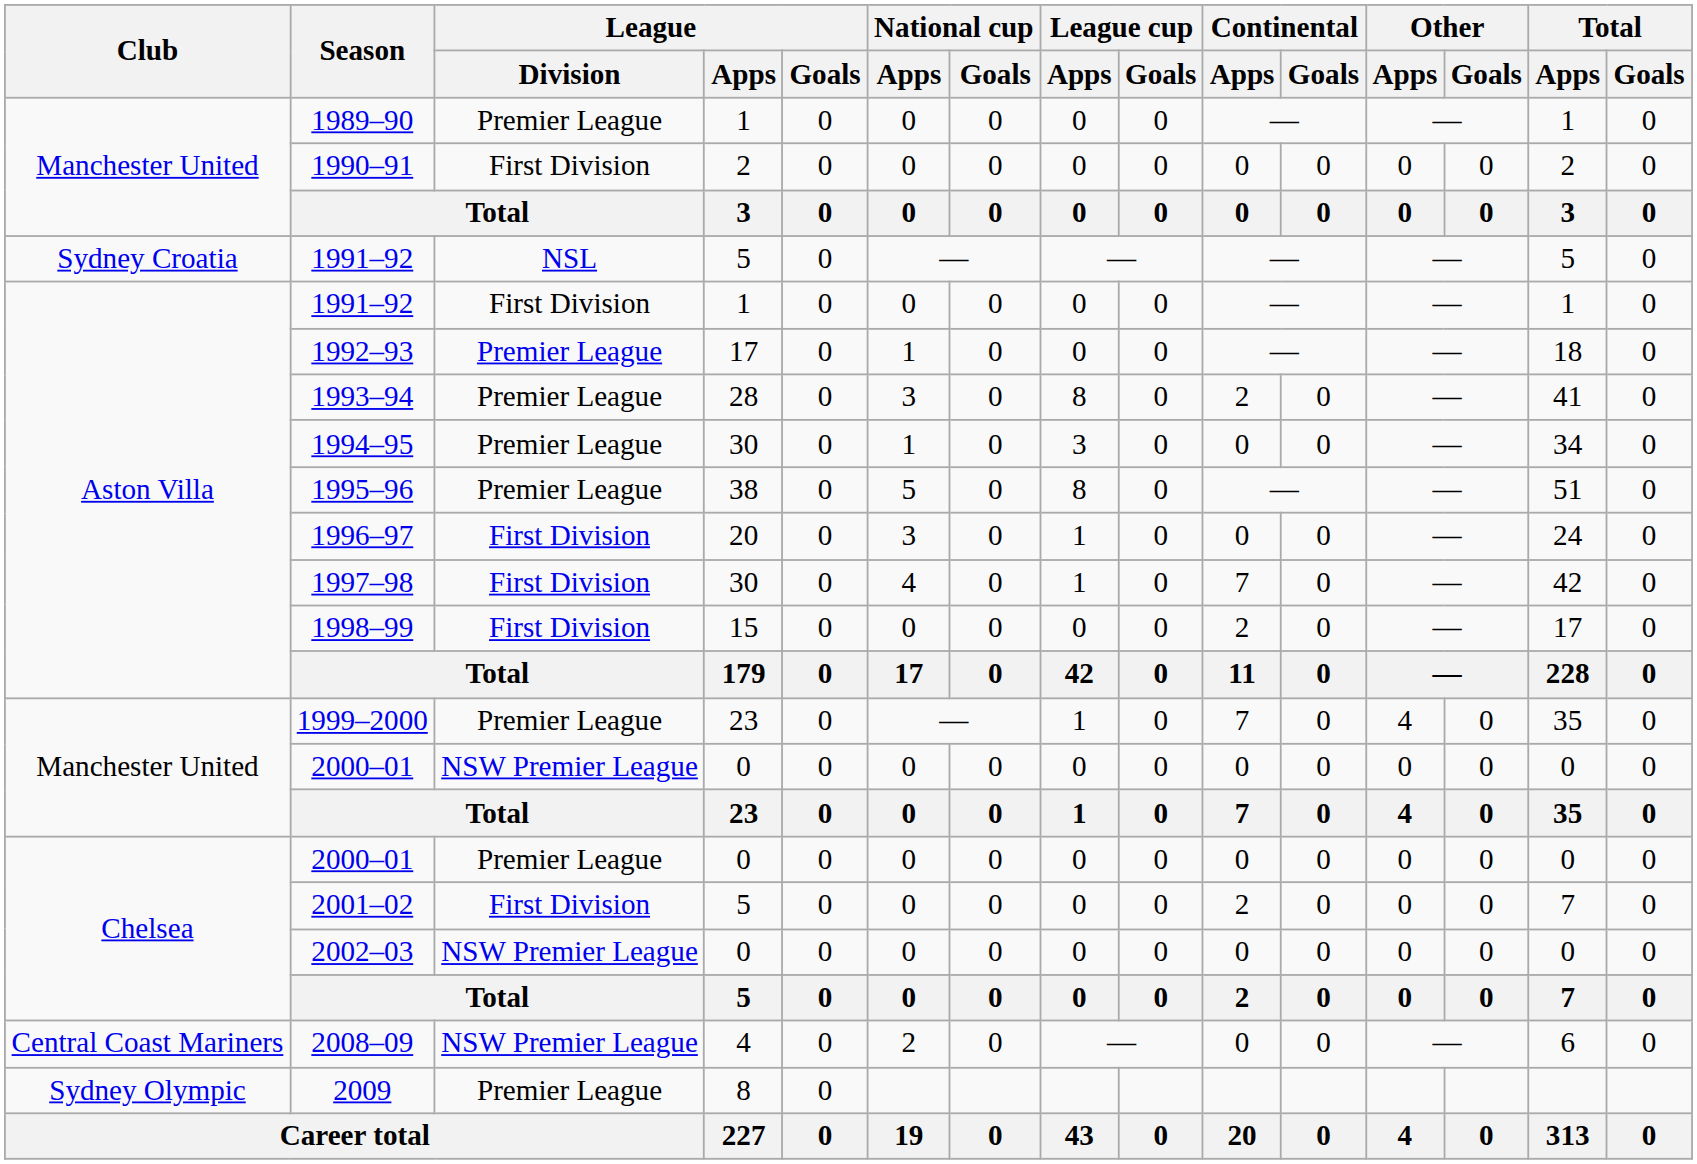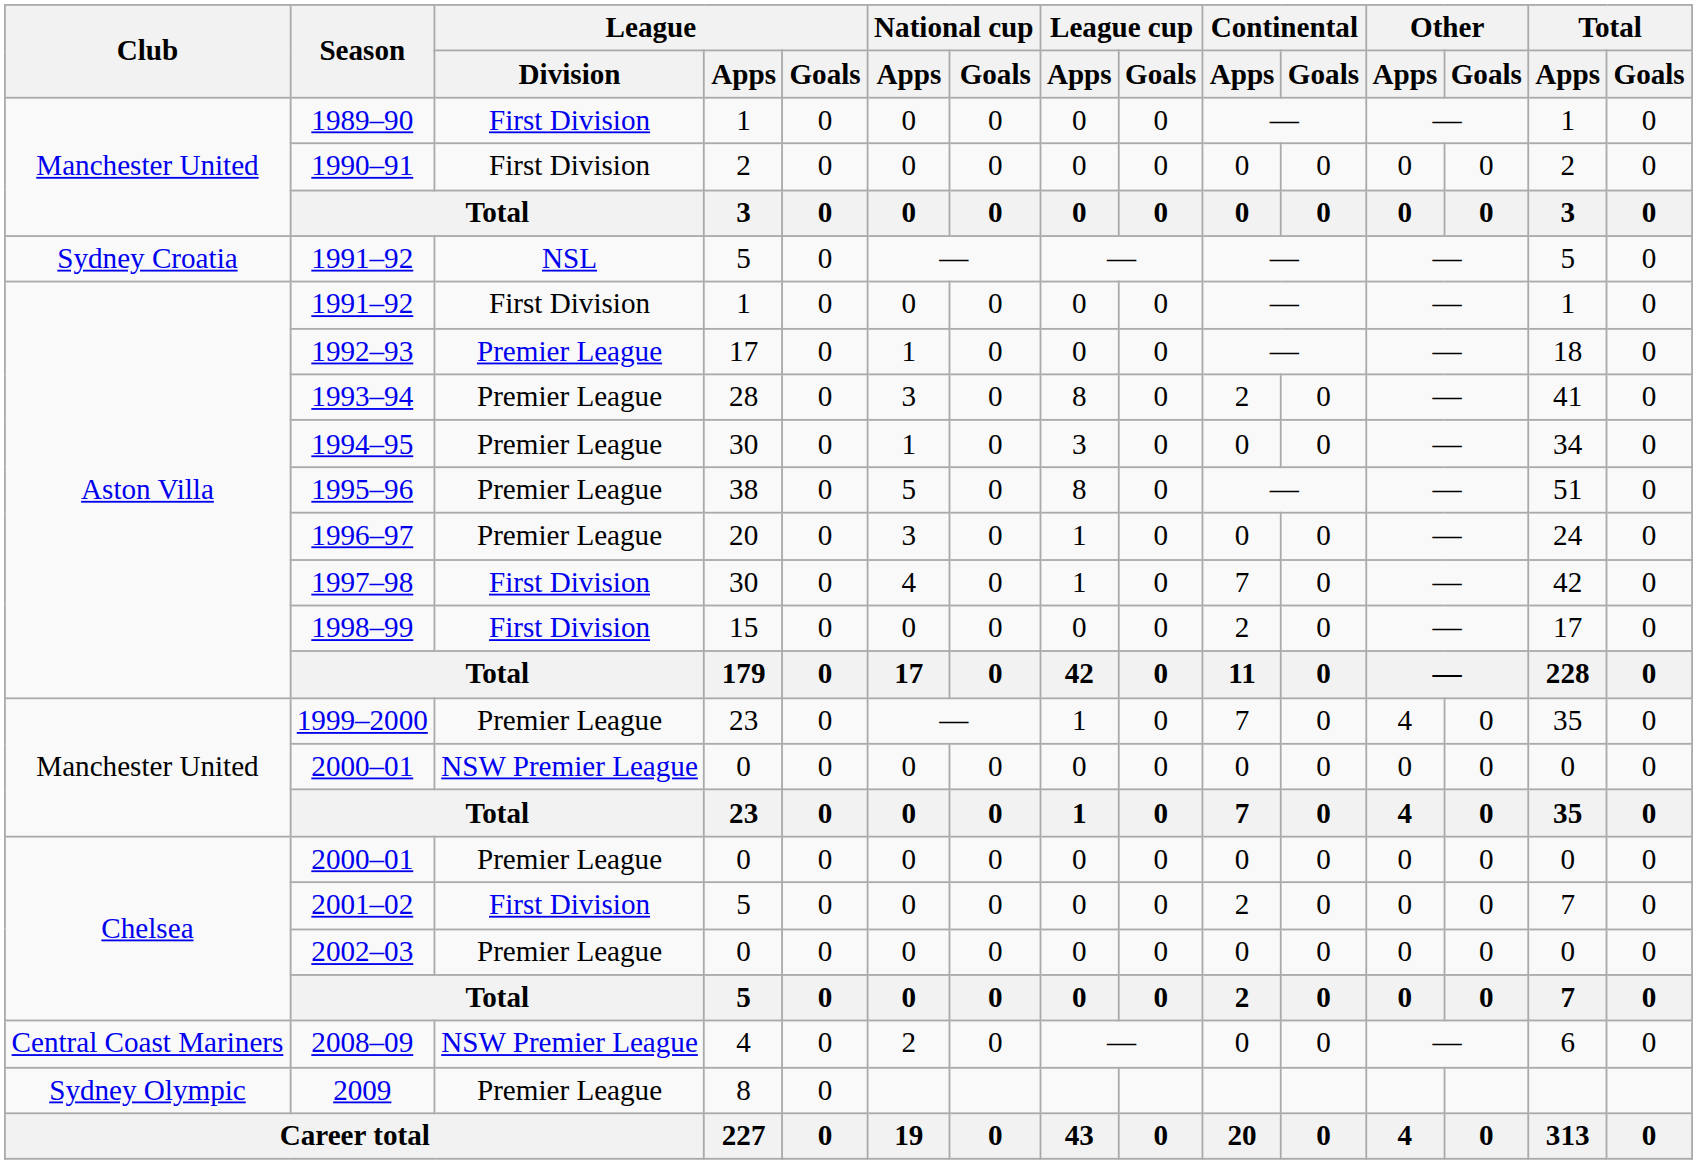(570, 119) Premier League -> (570, 119) First Division
(570, 535) First Division -> (570, 535) Premier League
(570, 951) NSW Premier League -> (570, 951) Premier League
